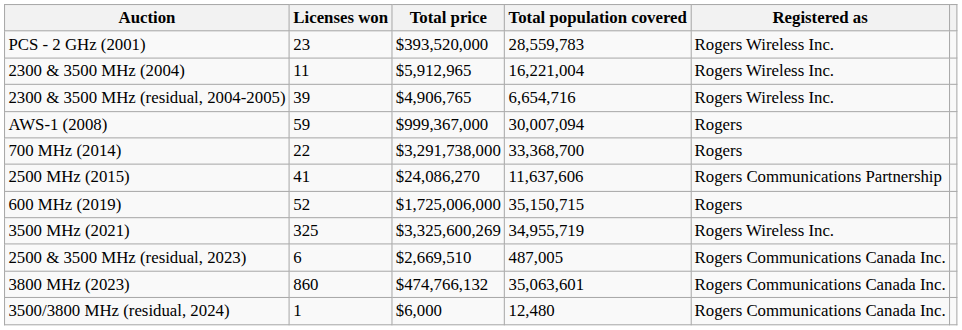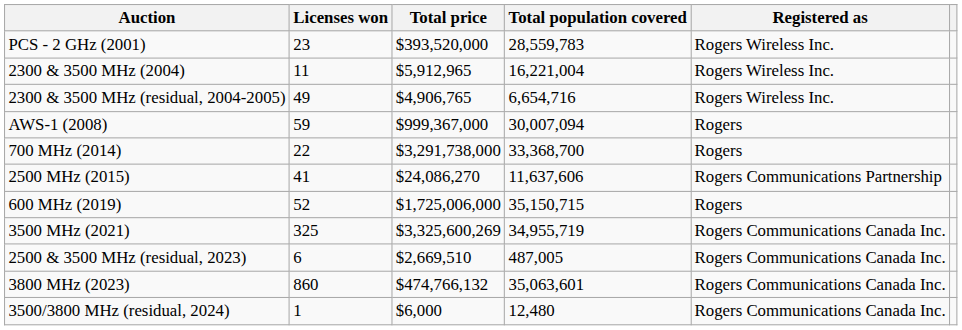(302, 97) 39 -> (302, 97) 49
(764, 230) Rogers Wireless Inc. -> (820, 230) Rogers Communications Canada Inc.
